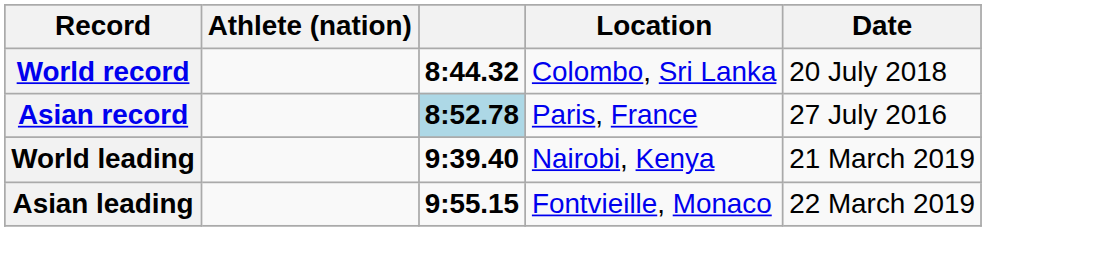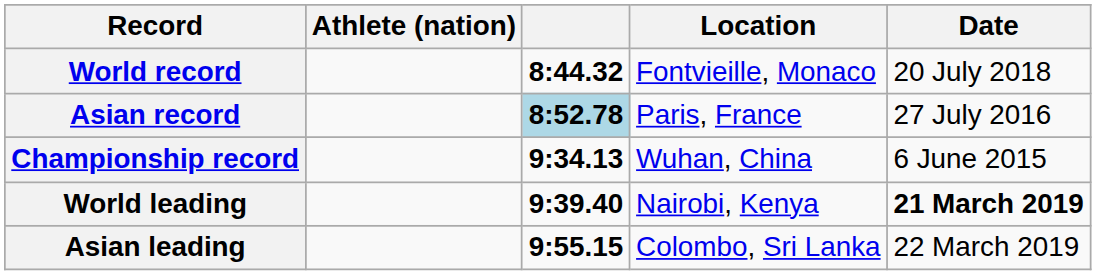(654, 70) Colombo, Sri Lanka -> (756, 70) Fontvieille, Monaco
+ row: (155, 159)
(882, 159) normal -> (989, 203) bold
(652, 203) Fontvieille, Monaco -> (758, 247) Colombo, Sri Lanka
